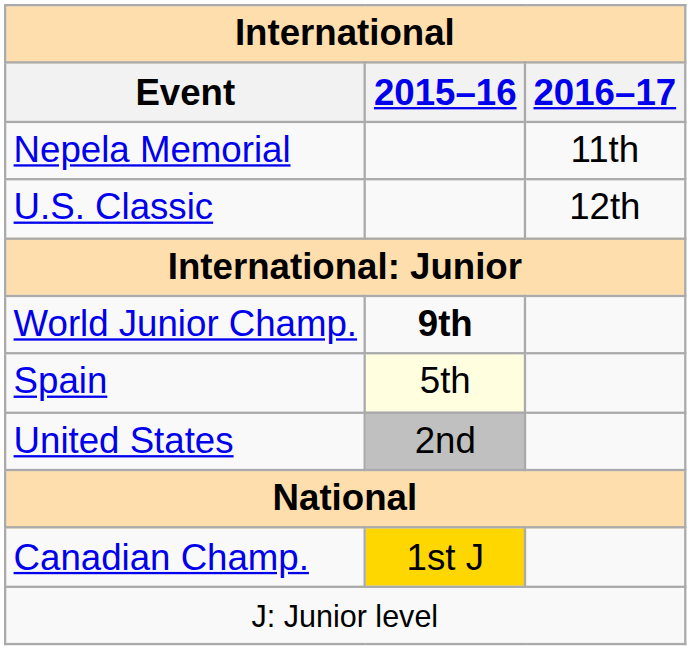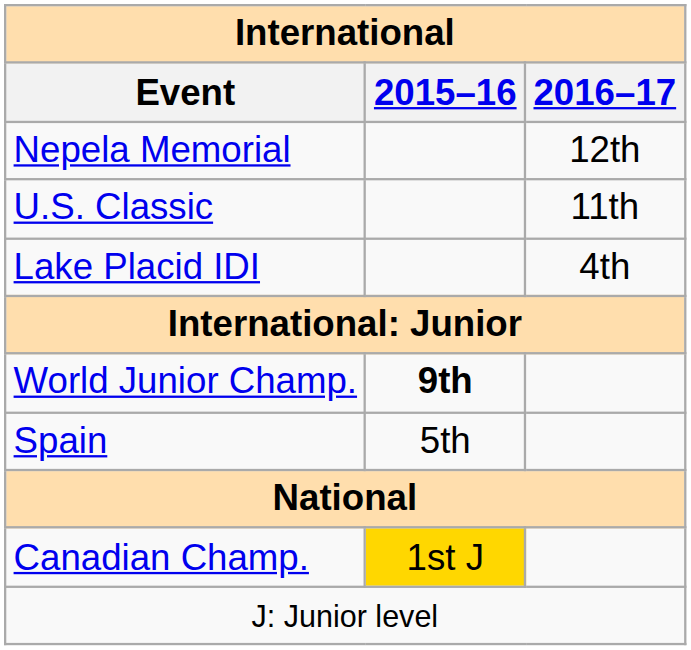(605, 149) 11th -> (605, 149) 12th
(605, 207) 12th -> (605, 207) 11th
+ row: (137, 265)
(445, 382) lightyellow background -> (445, 440) no background
- row: (124, 440)
